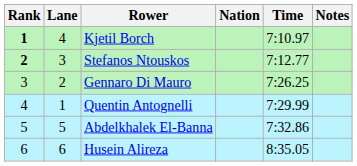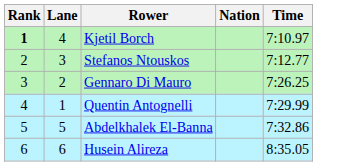- column: (332, 15)
(24, 60) bold -> (24, 60) normal
